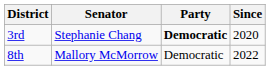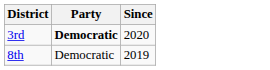- column: (106, 14)
(246, 55) 2022 -> (136, 55) 2019
